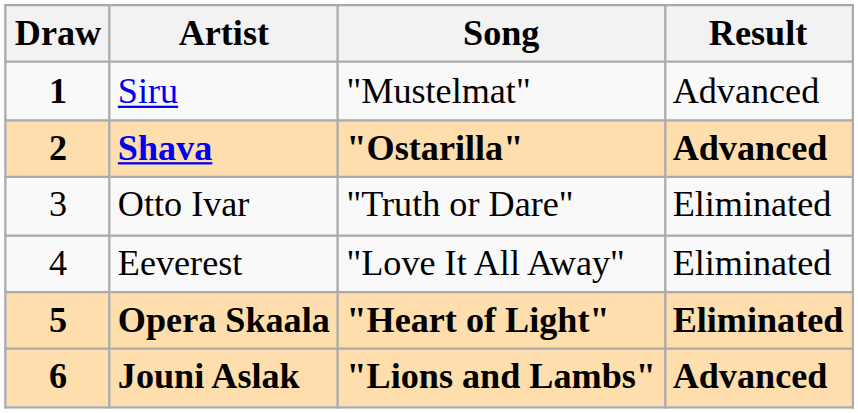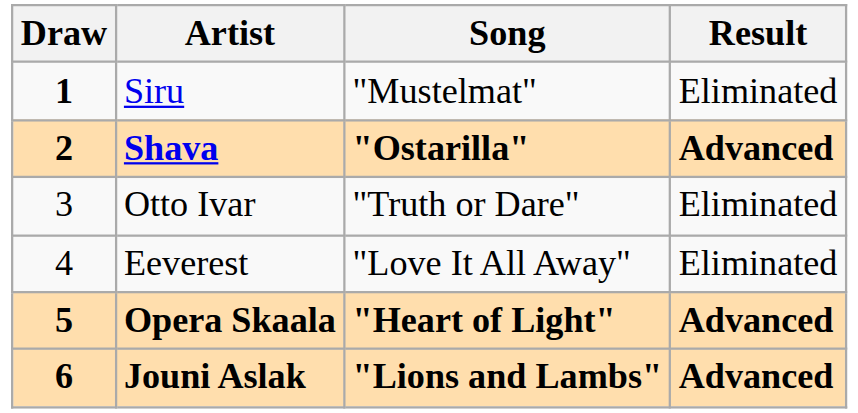(746, 90) Advanced -> (758, 90) Eliminated
(758, 319) Eliminated -> (756, 319) Advanced
